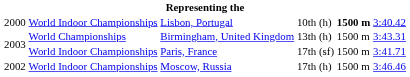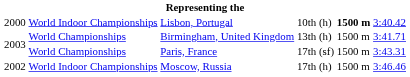(390, 37) 3:43.31 -> (390, 37) 3:41.71
(93, 52) World Indoor Championships -> (77, 52) World Championships
(390, 52) 3:41.71 -> (390, 52) 3:43.31
